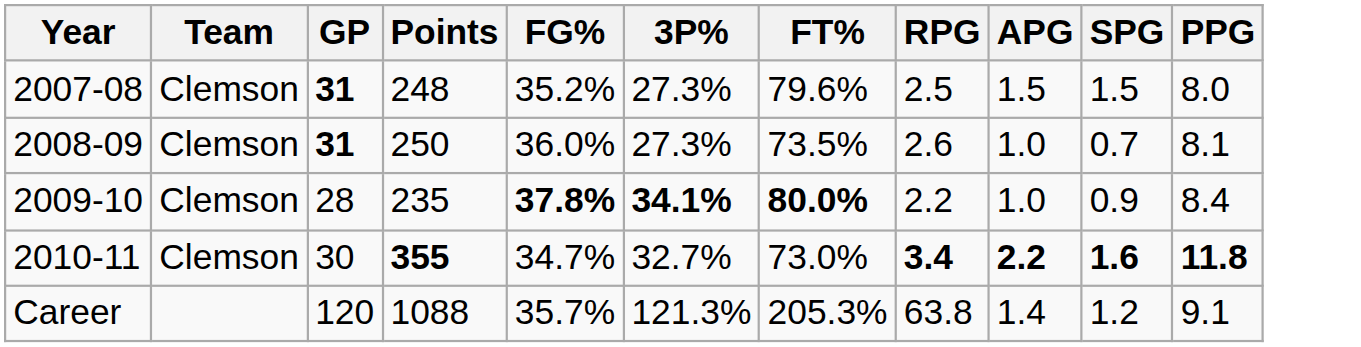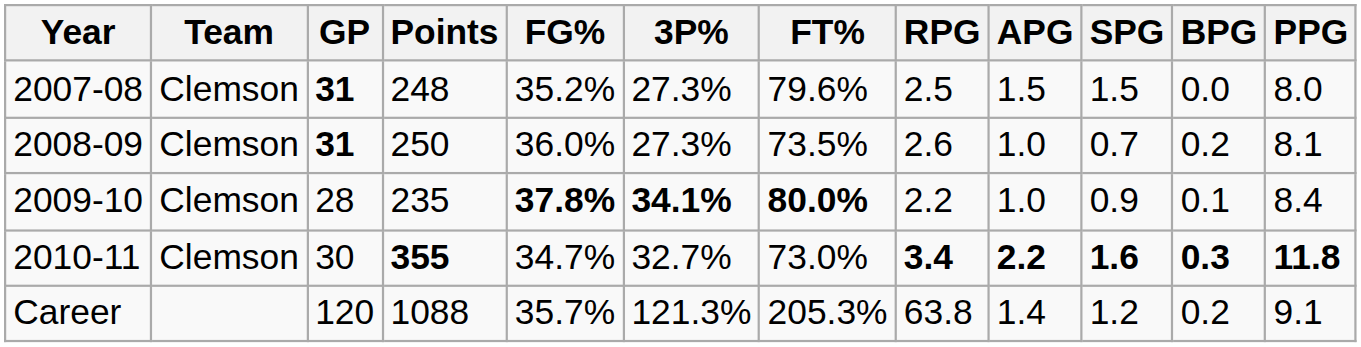+ column: (1219, 32)
